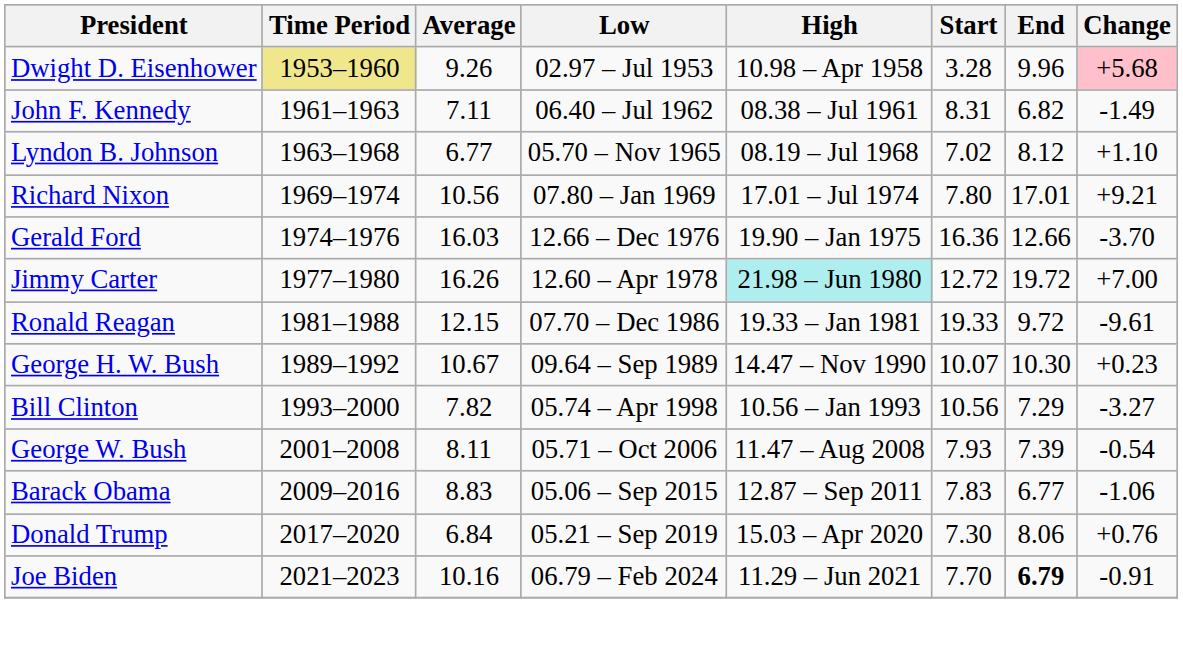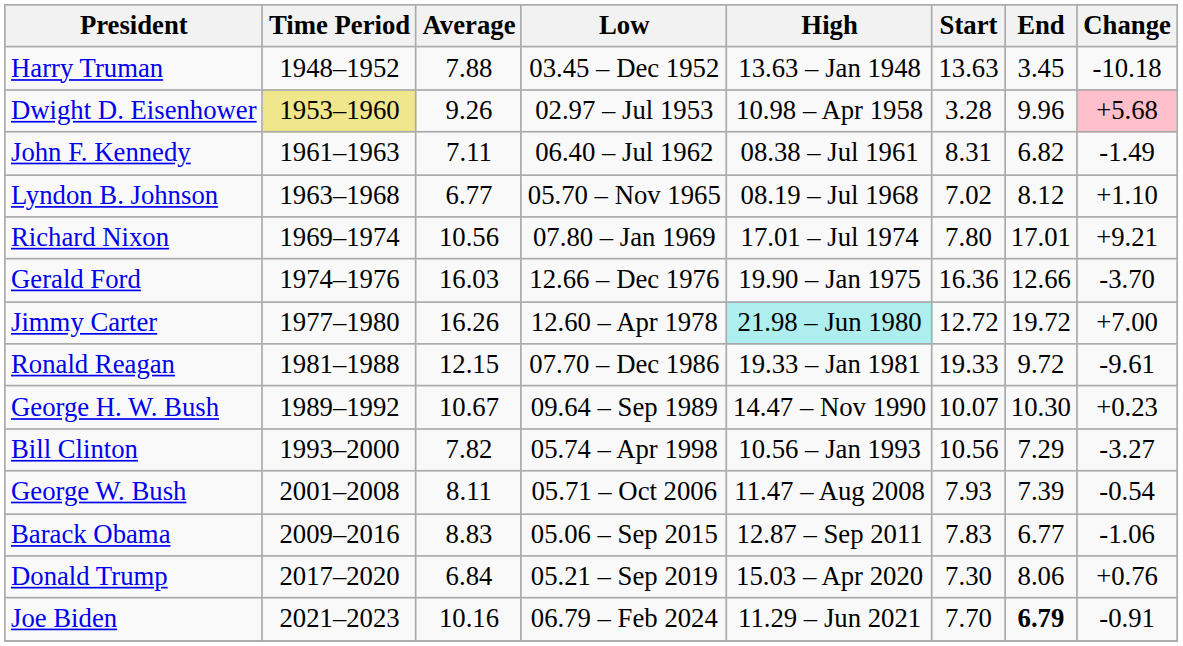+ row: (87, 68)
